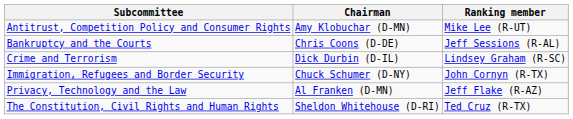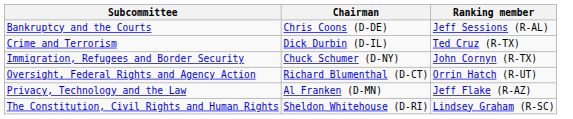- row: (149, 28)
(505, 59) Lindsey Graham (R-SC) -> (476, 44) Ted Cruz (R-TX)
+ row: (131, 75)
(488, 106) Ted Cruz (R-TX) -> (494, 106) Lindsey Graham (R-SC)
